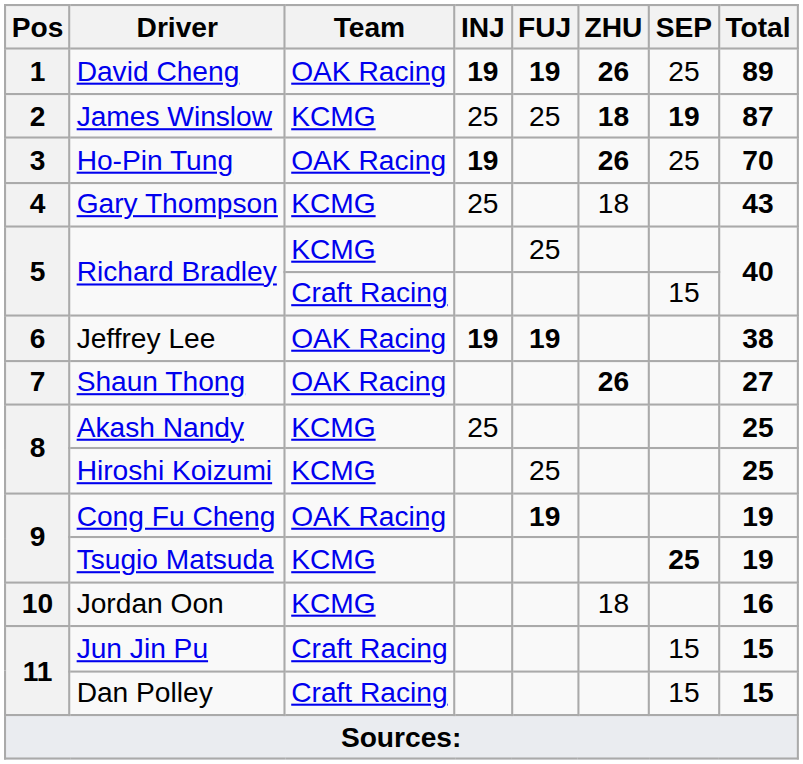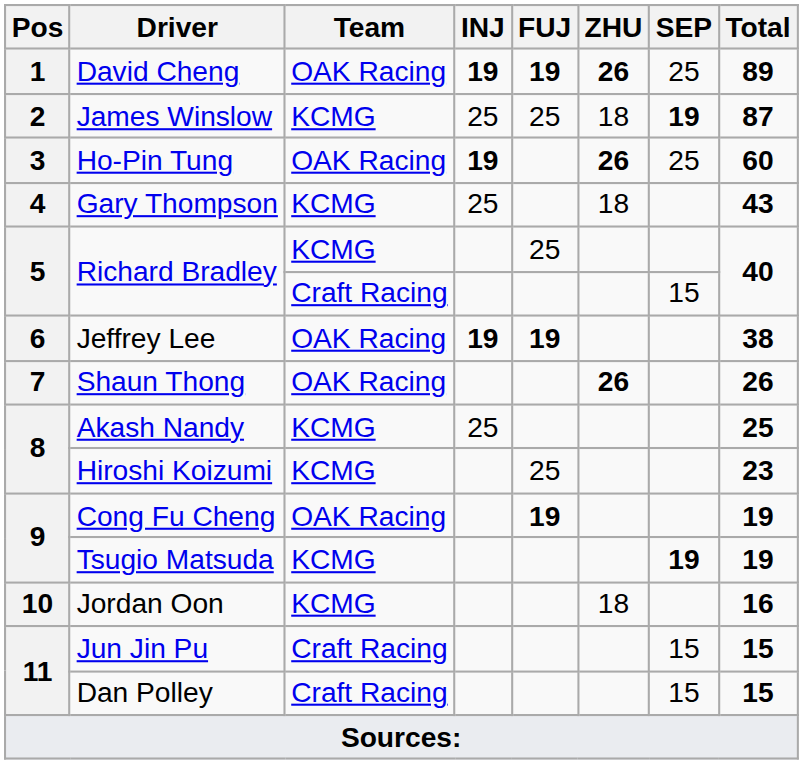(613, 116) bold -> (613, 116) normal
(758, 160) 70 -> (758, 160) 60
(758, 382) 27 -> (758, 382) 26
(758, 471) 25 -> (758, 471) 23
(684, 559) 25 -> (684, 559) 19
